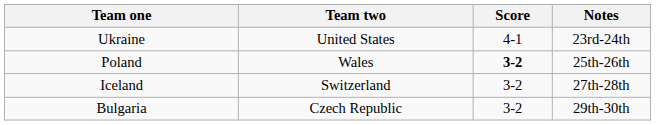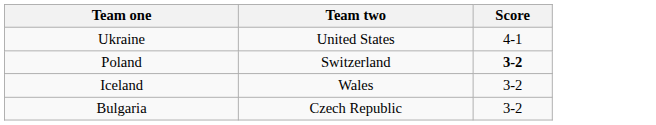- column: (601, 16)
(356, 62) Wales -> (356, 62) Switzerland
(356, 85) Switzerland -> (356, 85) Wales
